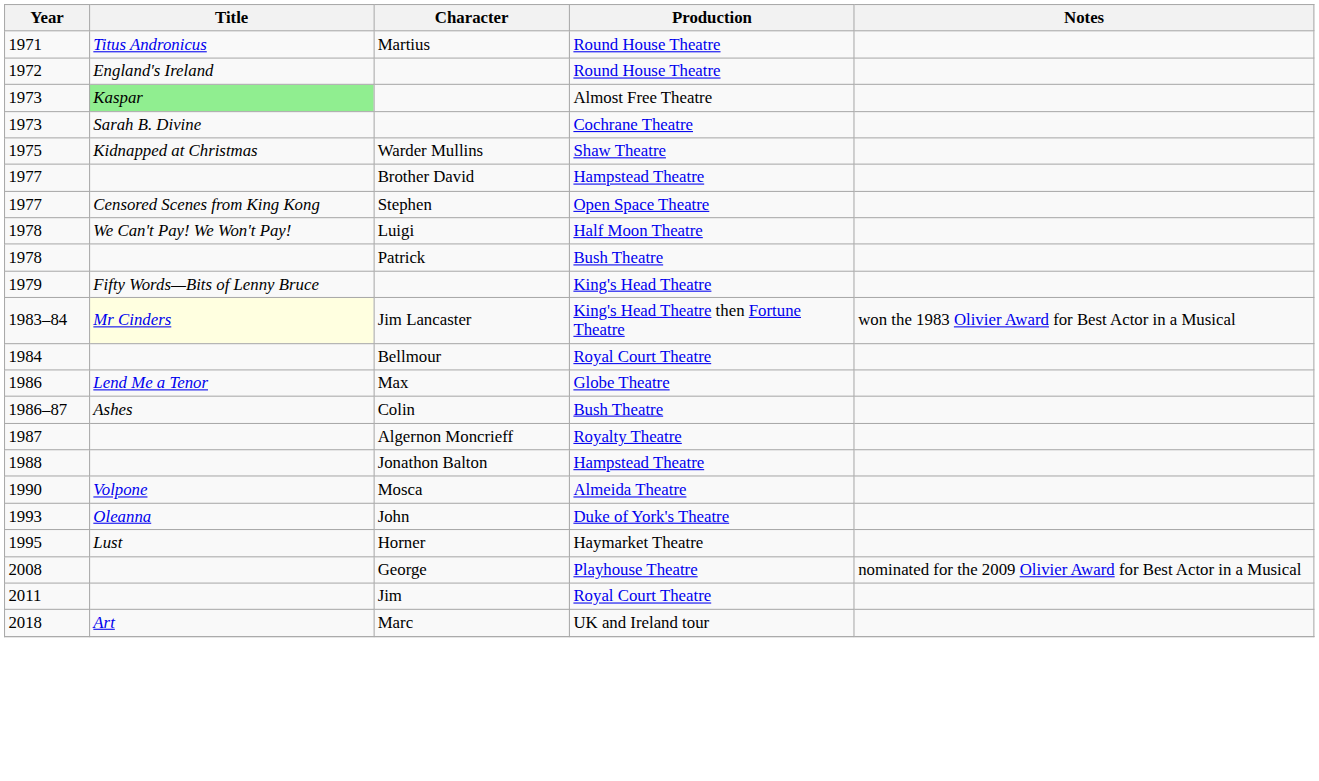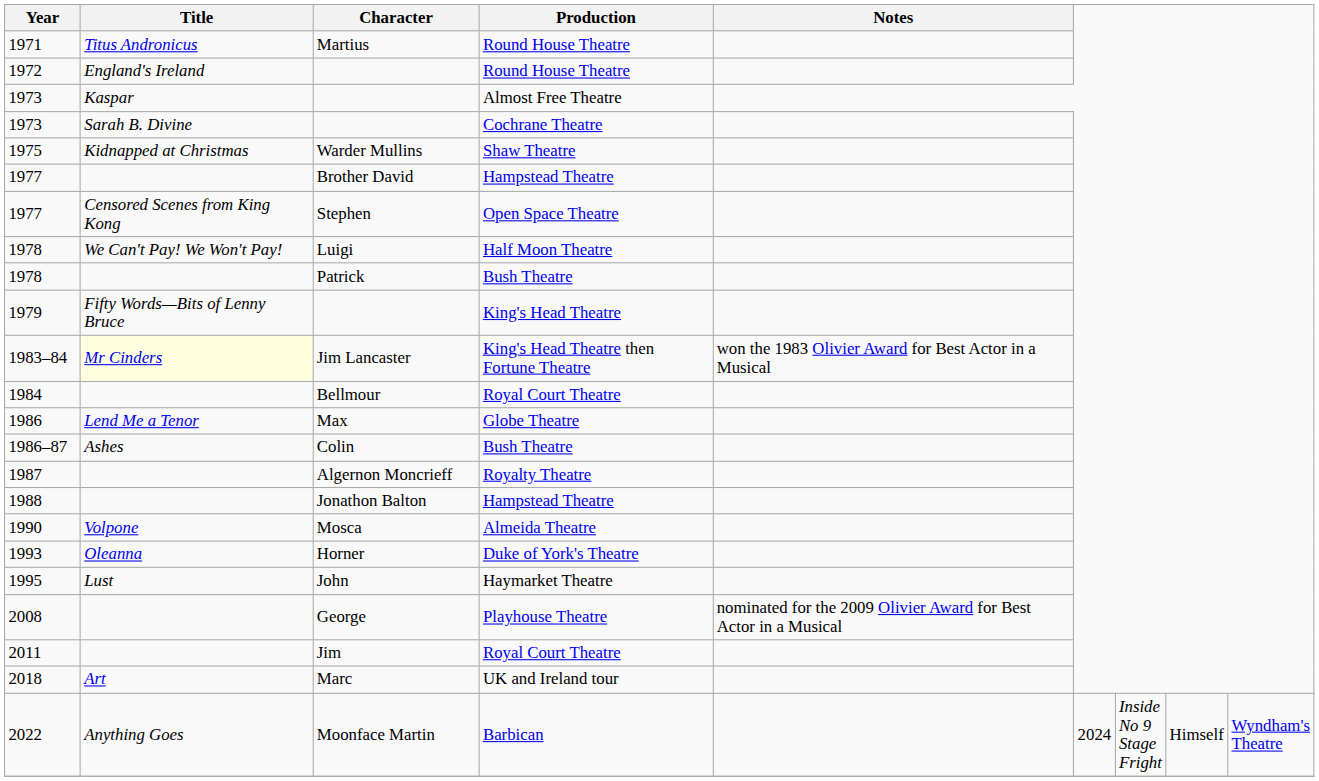(118, 97) lightgreen background -> (109, 97) no background
(394, 516) John -> (341, 554) Horner
(401, 542) Horner -> (333, 580) John
+ row: (25, 734)
